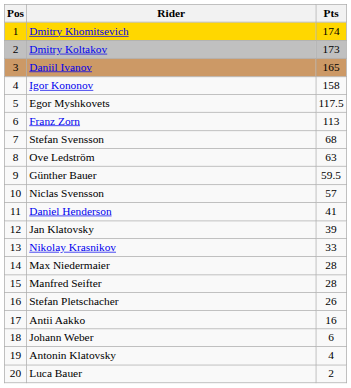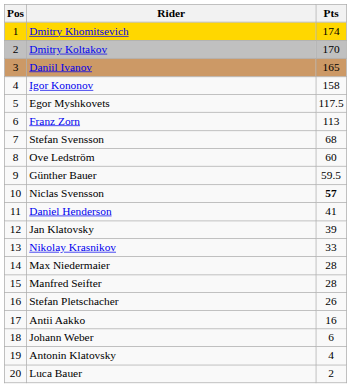(331, 49) 173 -> (331, 49) 170
(331, 157) 63 -> (331, 157) 60
(331, 193) normal -> (331, 193) bold
